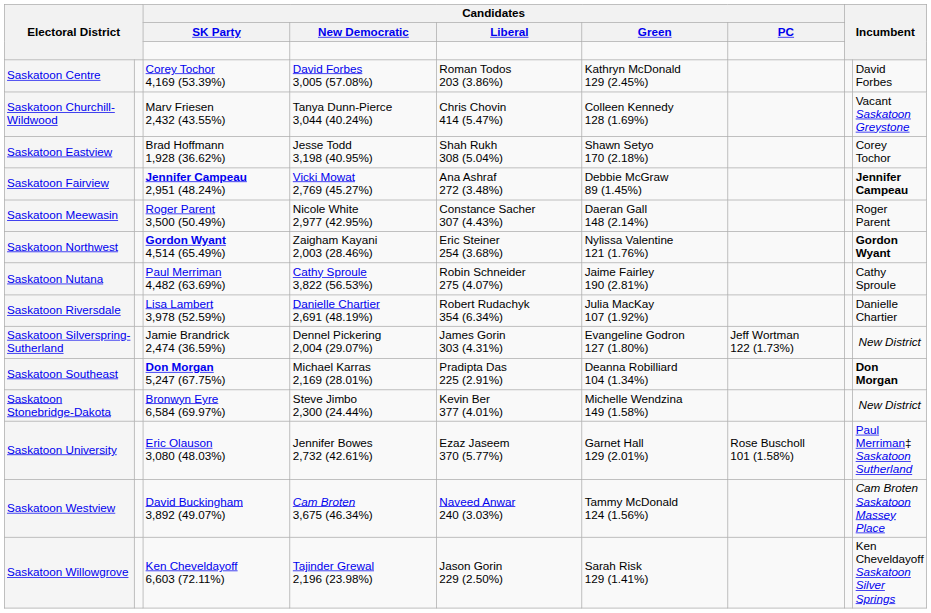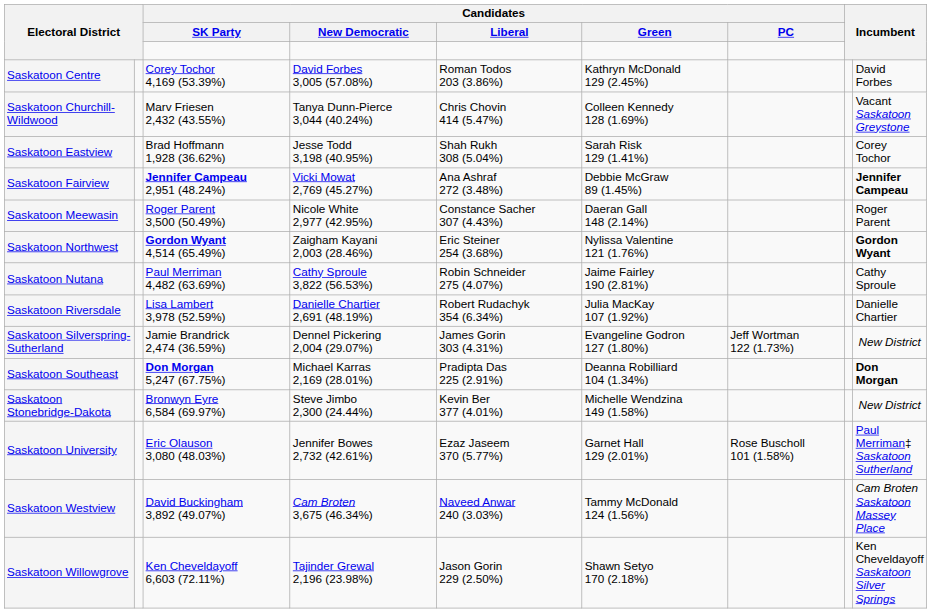(619, 152) Shawn Setyo 170 (2.18%) -> (616, 152) Sarah Risk 129 (1.41%)
(616, 572) Sarah Risk 129 (1.41%) -> (619, 572) Shawn Setyo 170 (2.18%)
